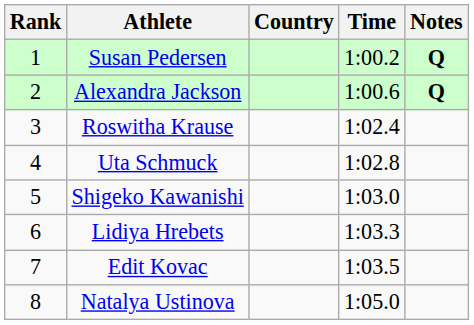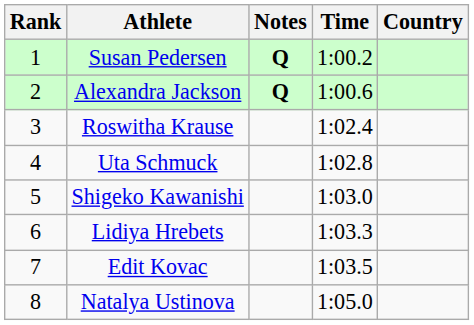columns swapped: (294, 22) <-> (436, 22)
